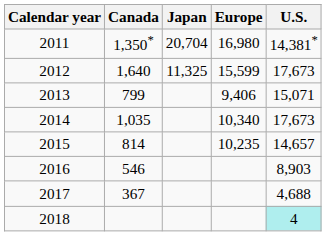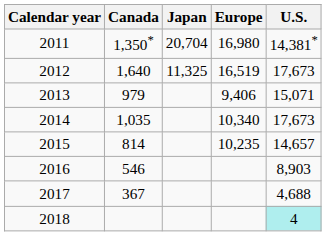(239, 69) 15,599 -> (239, 69) 16,519
(133, 94) 799 -> (133, 94) 979
